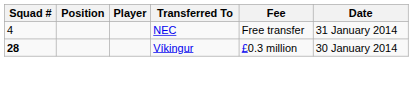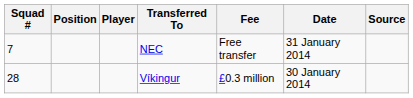+ column: (387, 19)
(10, 31) 4 -> (10, 49) 7
(13, 48) bold -> (13, 78) normal
